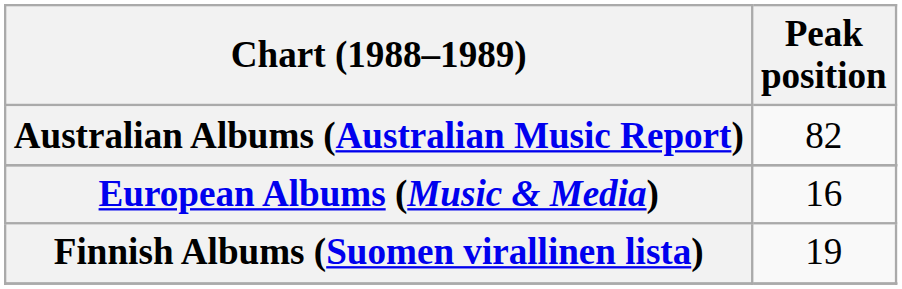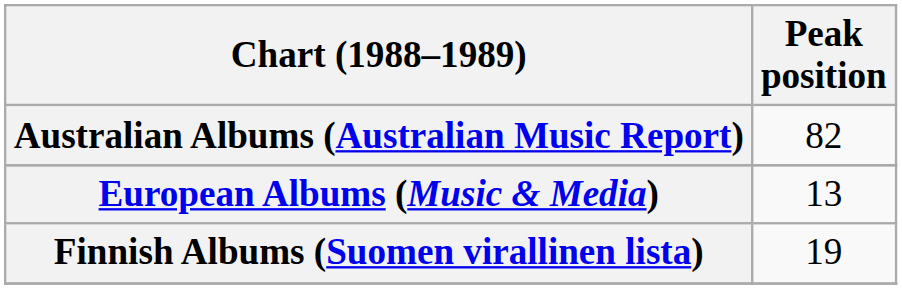(824, 193) 16 -> (824, 193) 13
